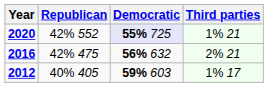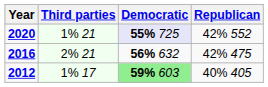columns swapped: (74, 14) <-> (223, 14)
(147, 73) no background -> (155, 73) lightgreen background
